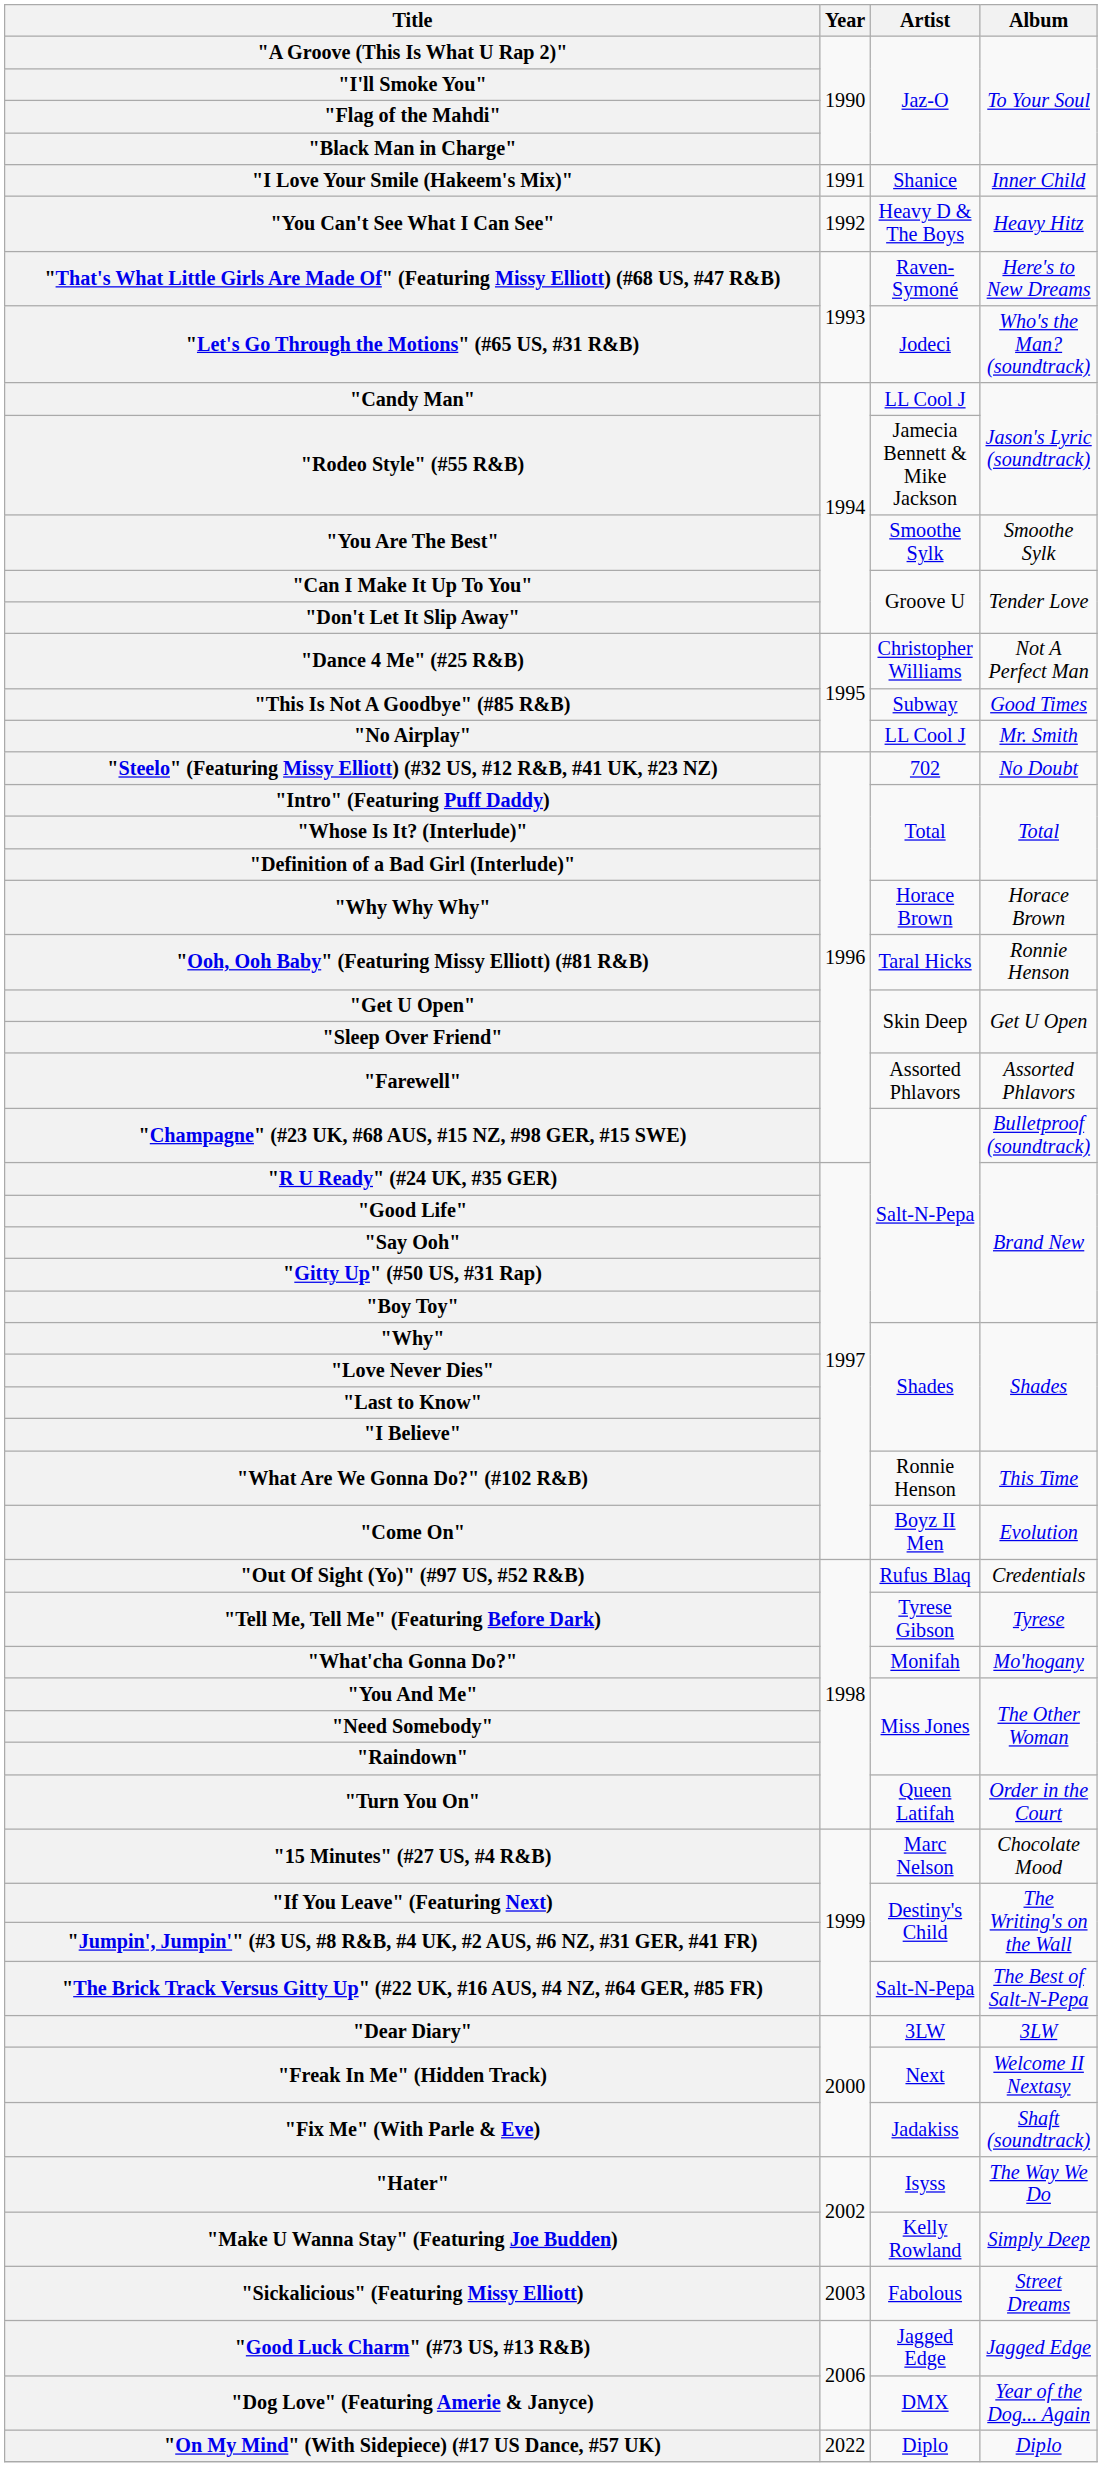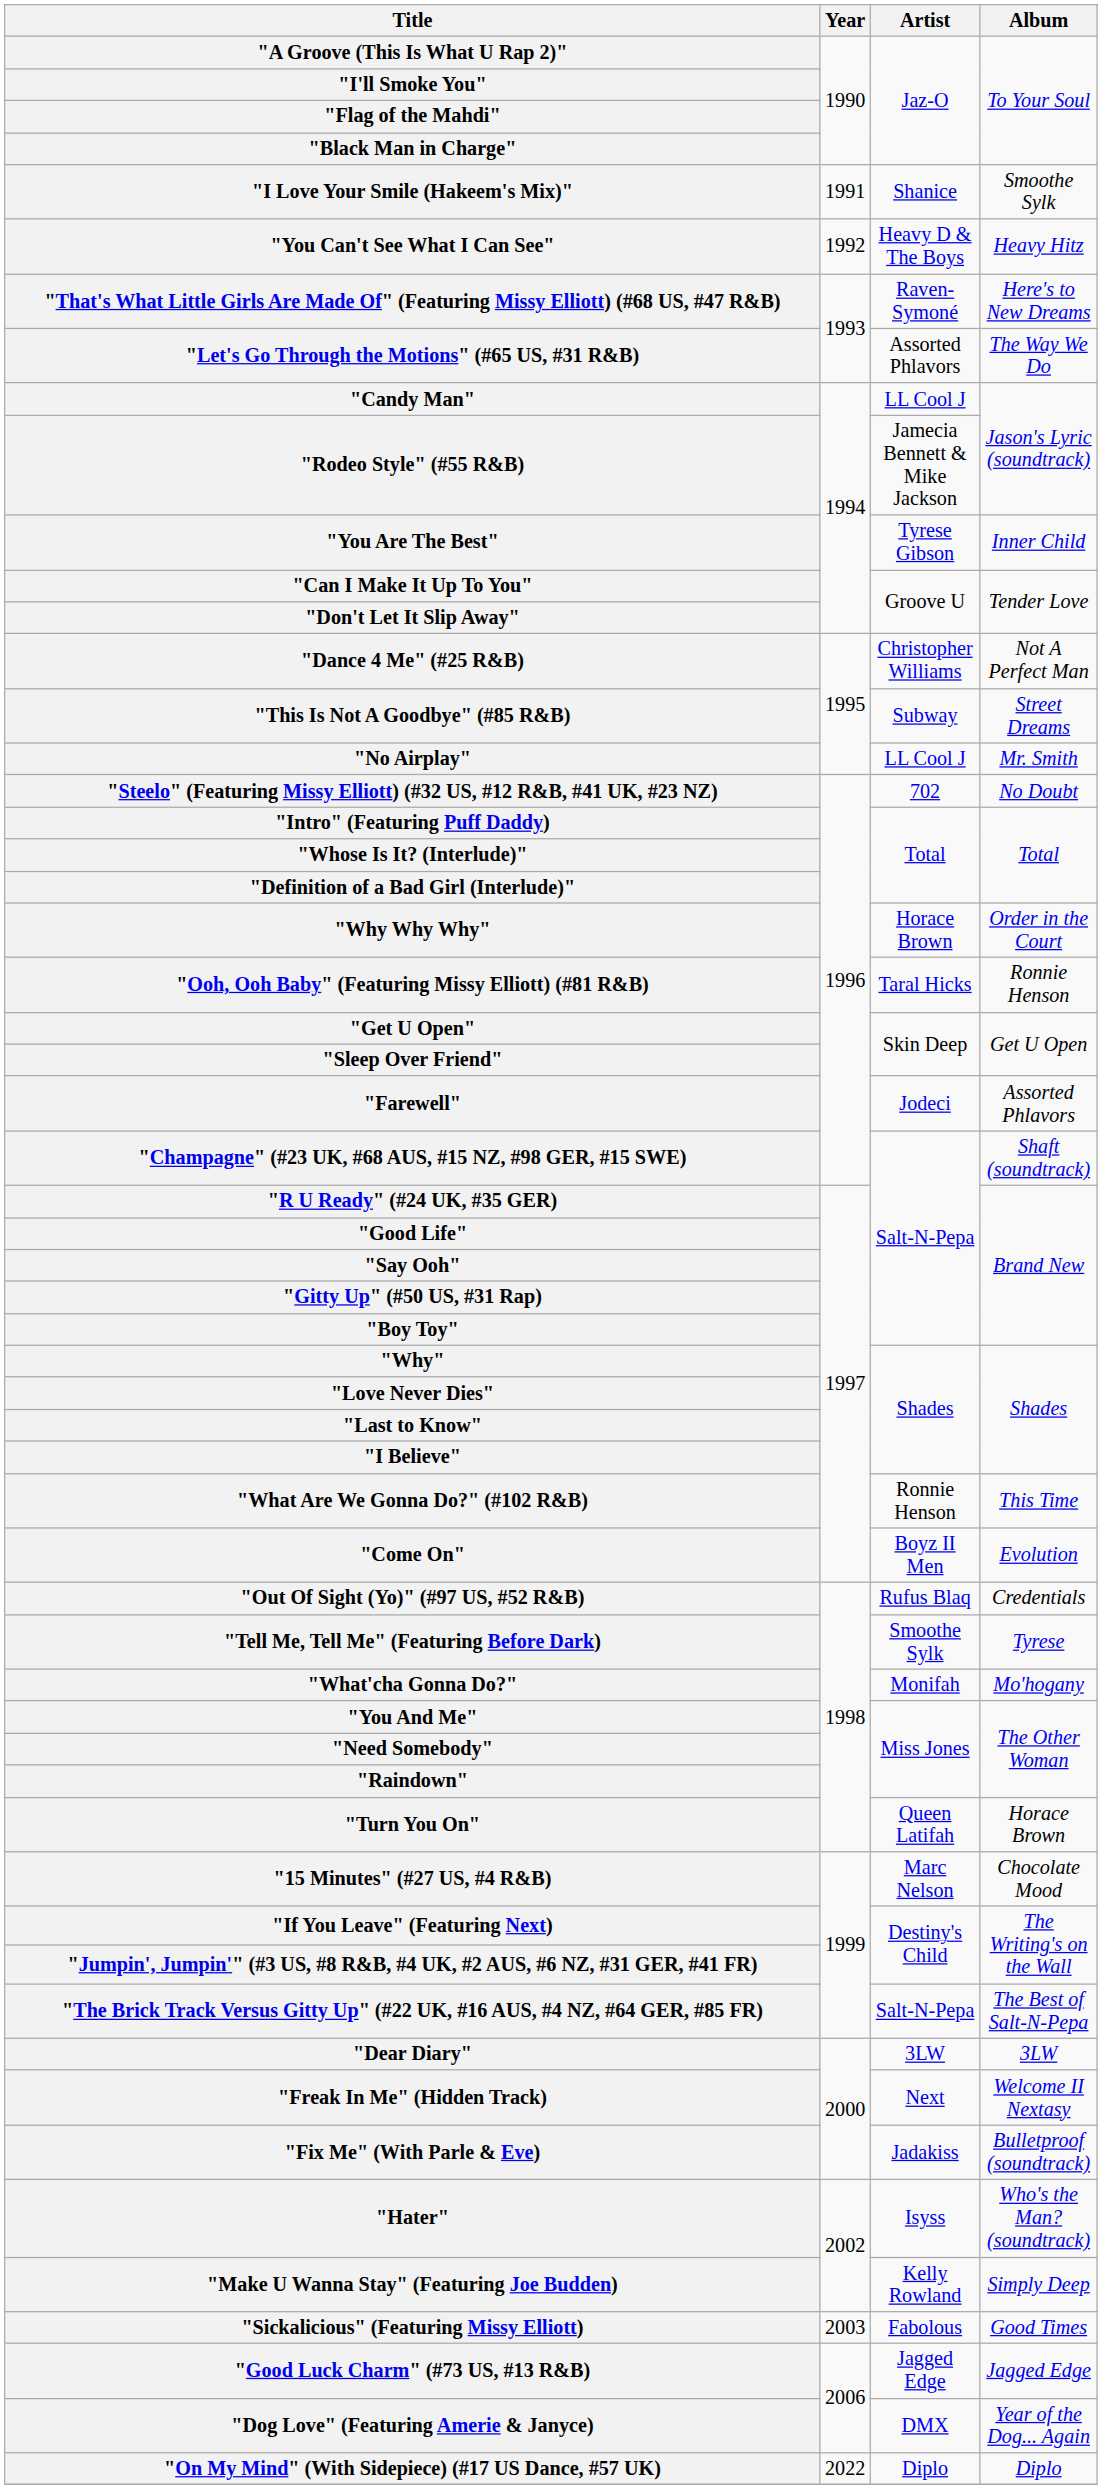(1039, 180) Inner Child -> (1039, 191) Smoothe Sylk
(925, 344) Jodeci -> (925, 355) Assorted Phlavors
(1039, 344) Who's the Man? (soundtrack) -> (1039, 355) The Way We Do
(925, 542) Smoothe Sylk -> (925, 542) Tyrese Gibson
(1039, 542) Smoothe Sylk -> (1039, 542) Inner Child
(1039, 704) Good Times -> (1039, 715) Street Dreams
(1039, 907) Horace Brown -> (1039, 930) Order in the Court
(925, 1080) Assorted Phlavors -> (925, 1103) Jodeci
(1039, 1135) Bulletproof (soundtrack) -> (1039, 1157) Shaft (soundtrack)
(925, 1618) Tyrese Gibson -> (925, 1641) Smoothe Sylk
(1039, 1801) Order in the Court -> (1039, 1824) Horace Brown
(1039, 2129) Shaft (soundtrack) -> (1039, 2152) Bulletproof (soundtrack)
(1039, 2184) The Way We Do -> (1039, 2218) Who's the Man? (soundtrack)
(1039, 2293) Street Dreams -> (1039, 2327) Good Times
